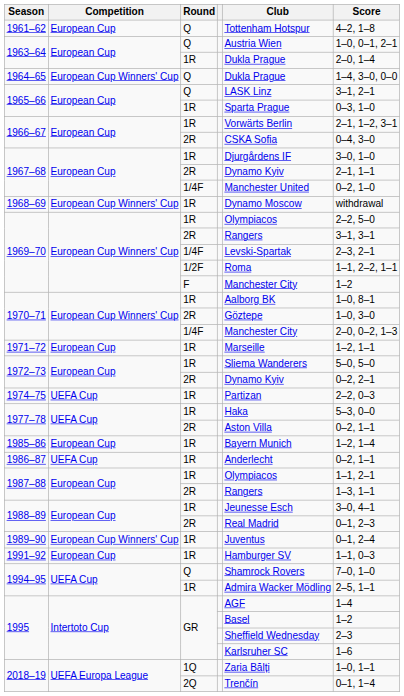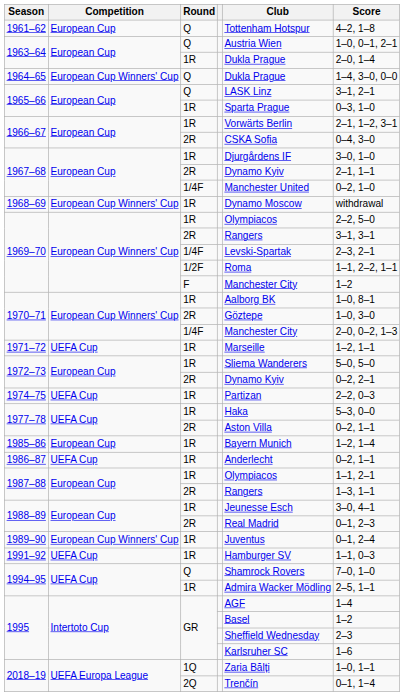(83, 348) European Cup -> (74, 348) UEFA Cup
(83, 556) European Cup -> (74, 556) UEFA Cup
